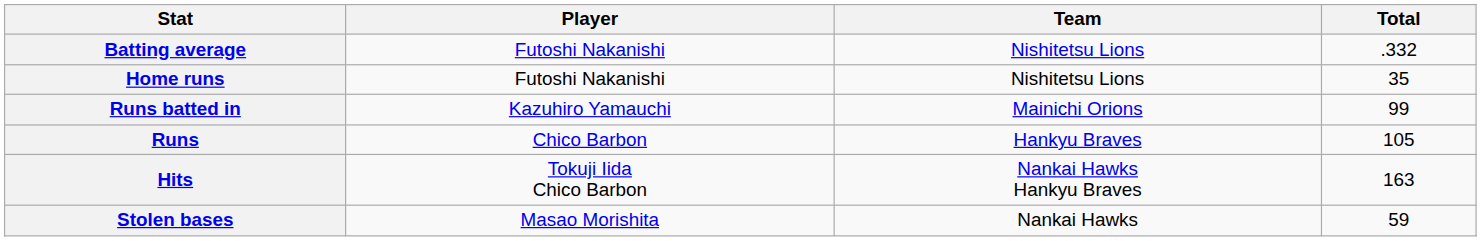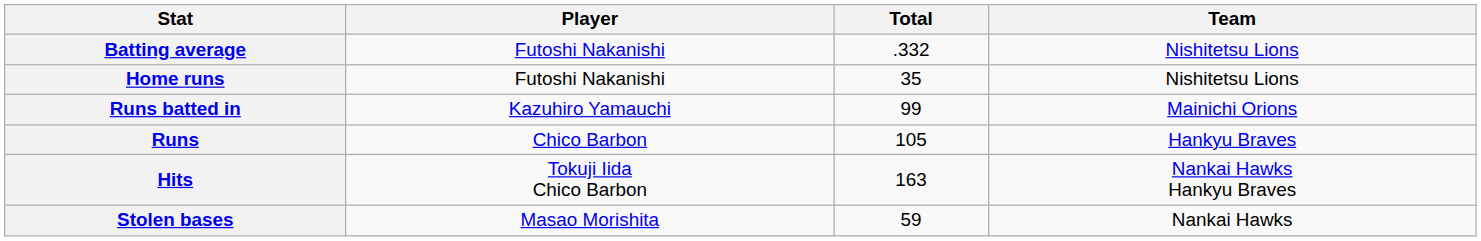columns swapped: (1078, 19) <-> (1399, 19)
